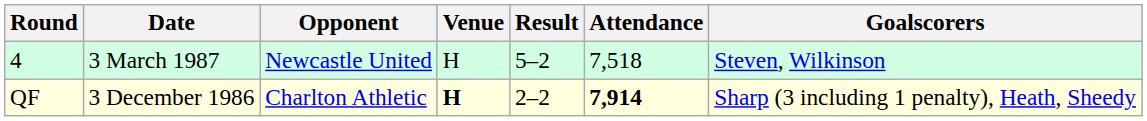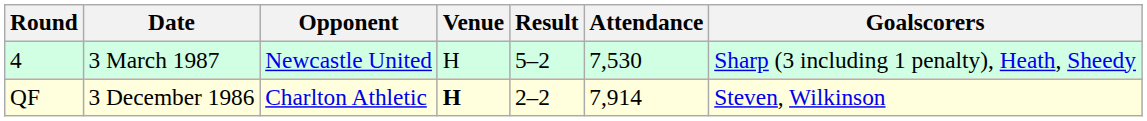(616, 60) 7,518 -> (616, 60) 7,530
(800, 60) Steven, Wilkinson -> (925, 60) Sharp (3 including 1 penalty), Heath, Sheedy
(616, 97) bold -> (616, 97) normal
(925, 97) Sharp (3 including 1 penalty), Heath, Sheedy -> (800, 97) Steven, Wilkinson
